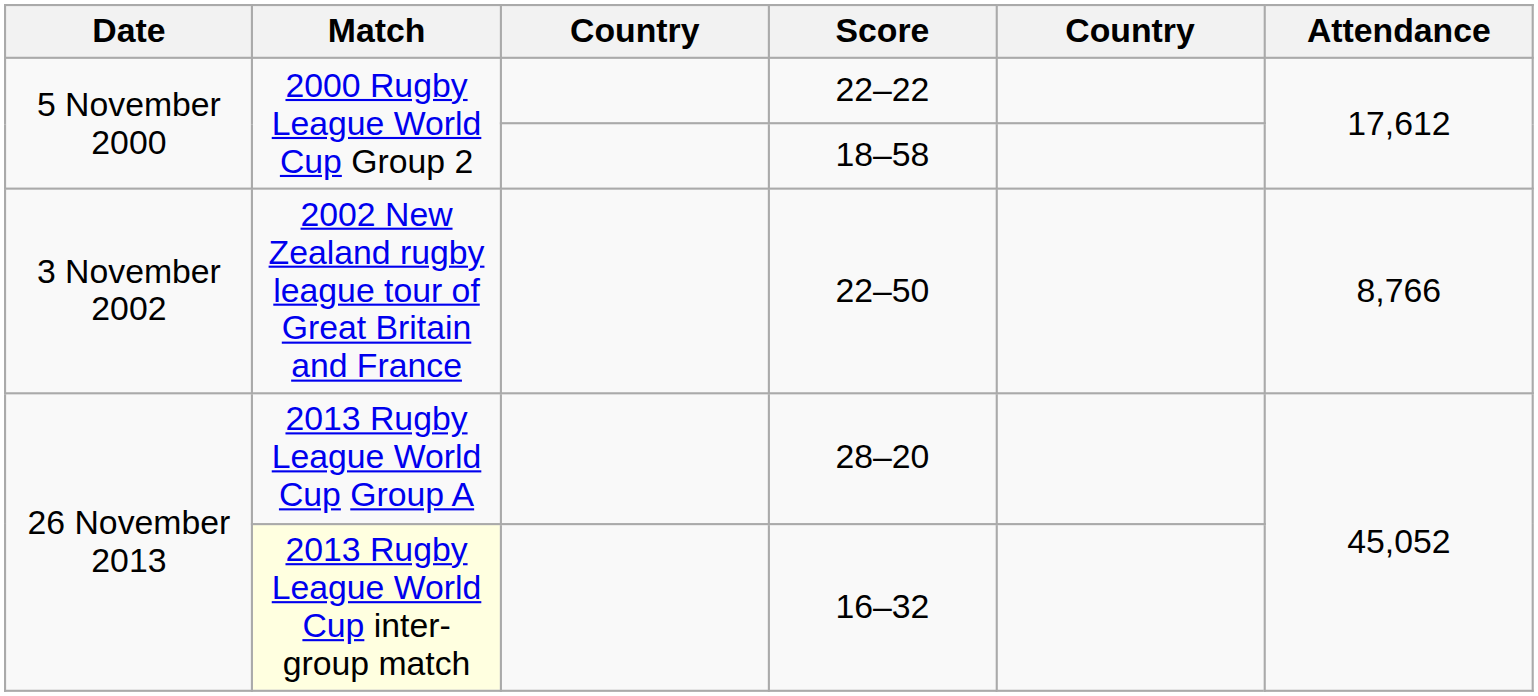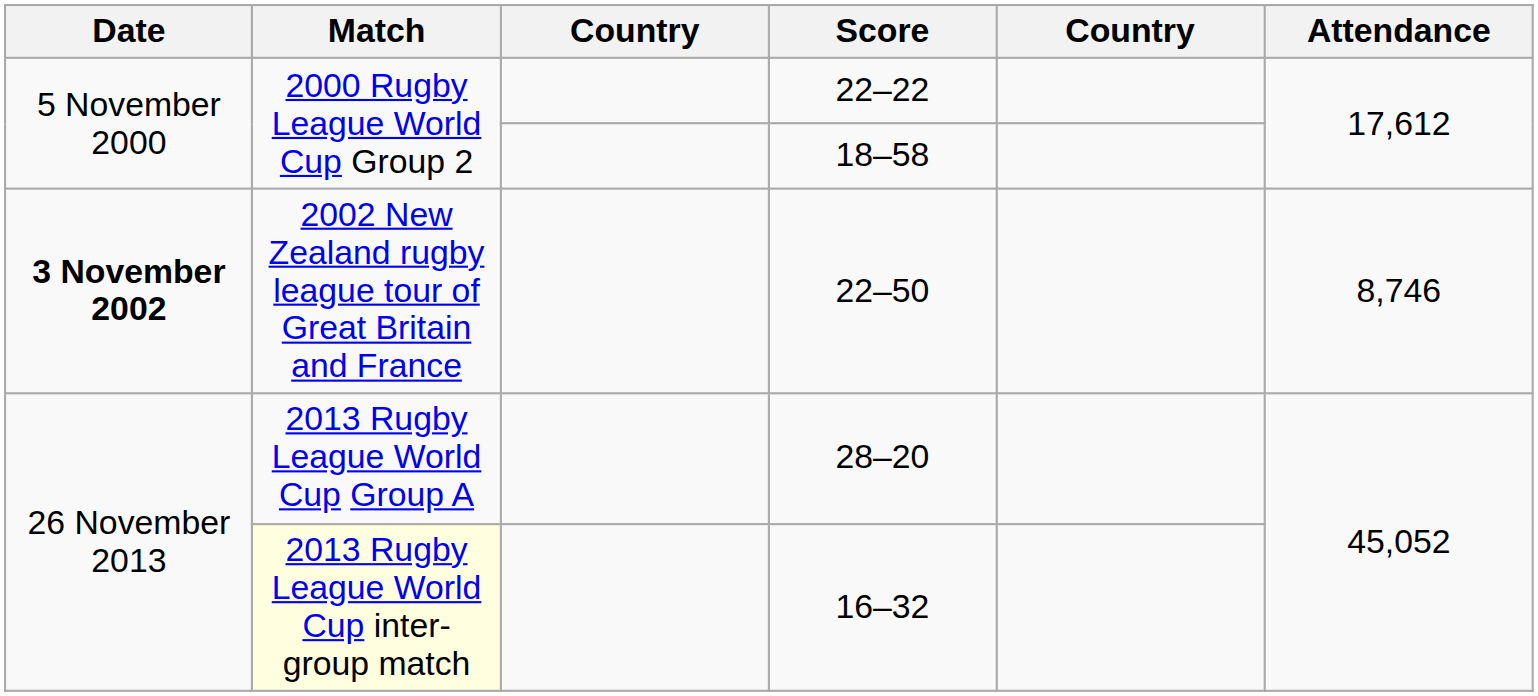(129, 290) normal -> (129, 290) bold
(1399, 290) 8,766 -> (1399, 290) 8,746
